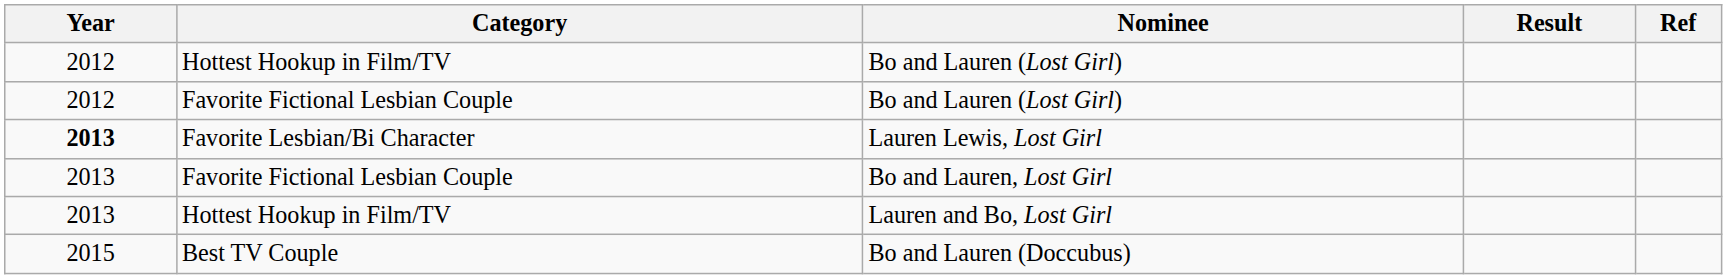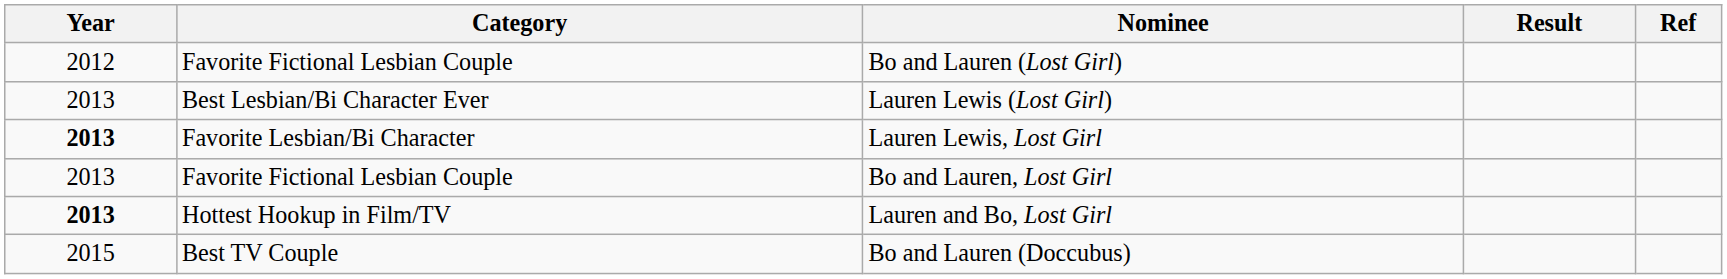- row: (317, 61)
+ row: (335, 100)
(91, 215) normal -> (91, 215) bold
